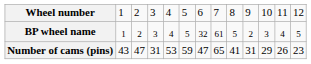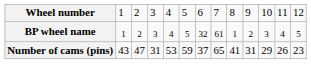(235, 33) 5 -> (235, 33) 1
(203, 50) 47 -> (203, 50) 37
